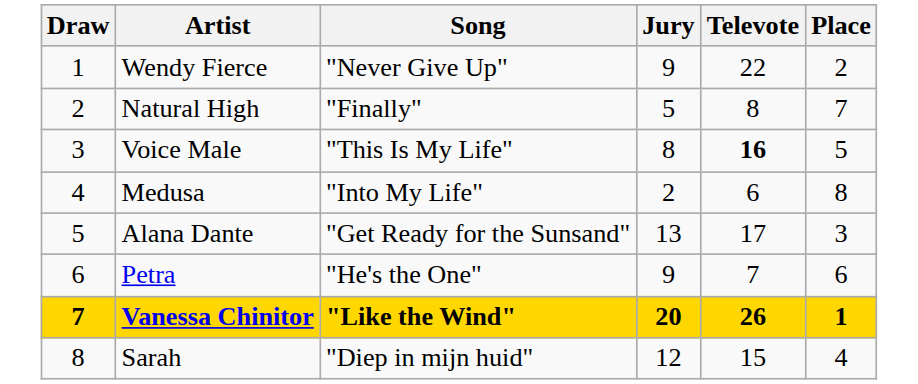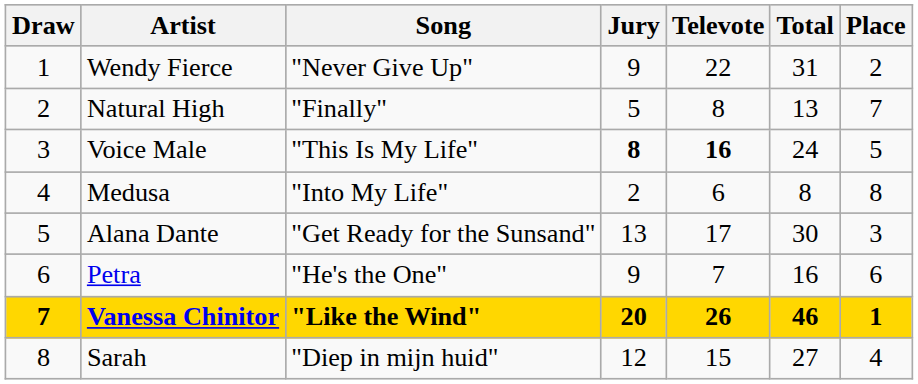+ column: (805, 25)
(668, 150) normal -> (634, 150) bold
